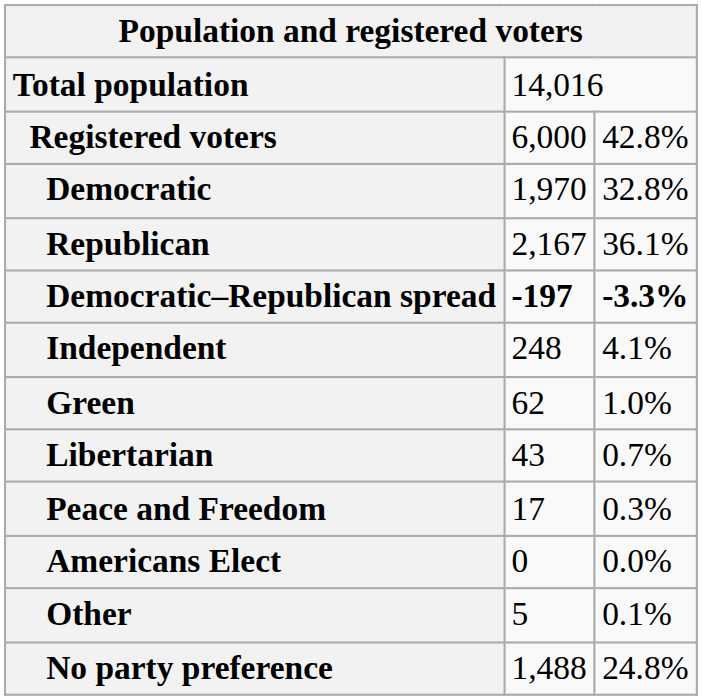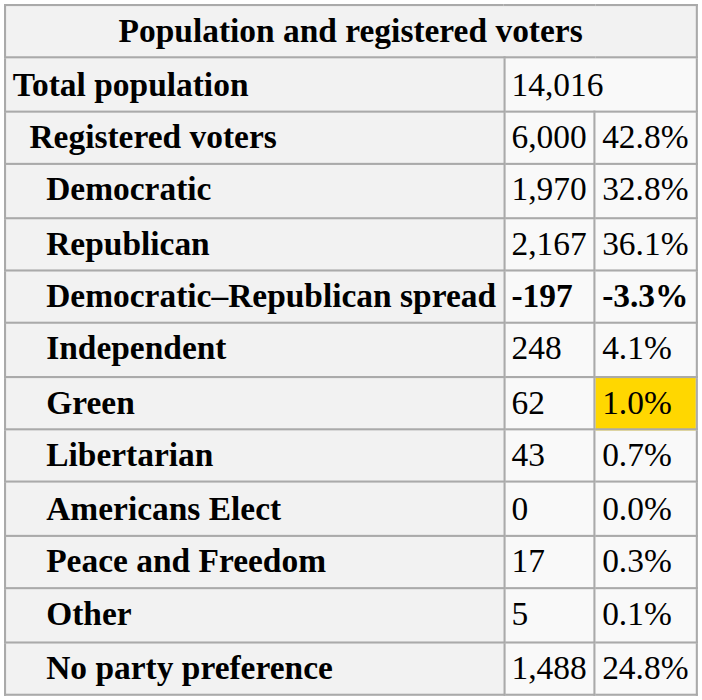(637, 402) no background -> (637, 402) gold background
rows swapped: (169, 508) <-> (147, 561)
